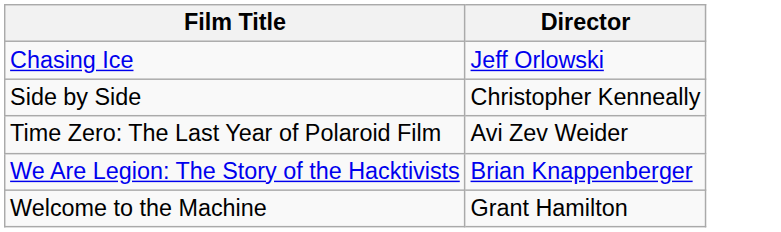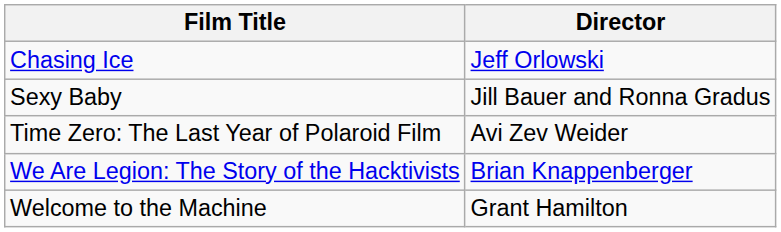+ row: (66, 97)
- row: (76, 97)
